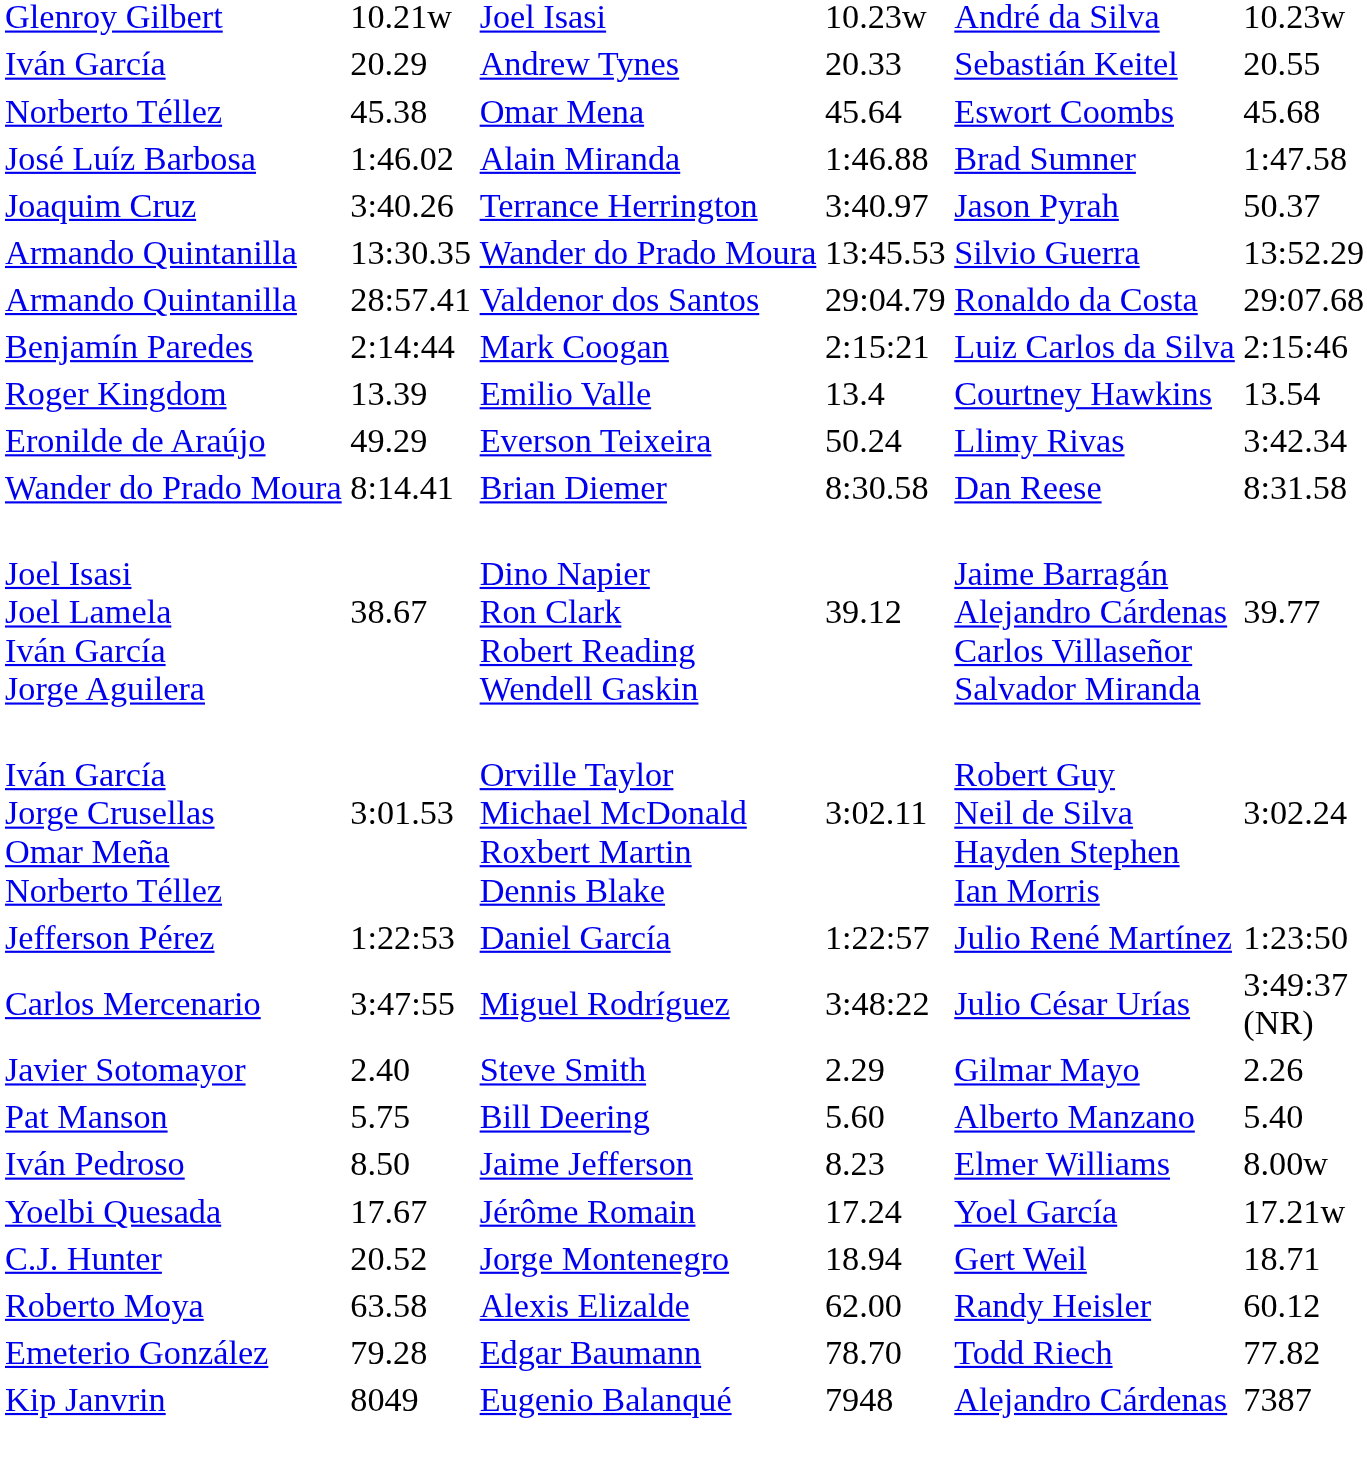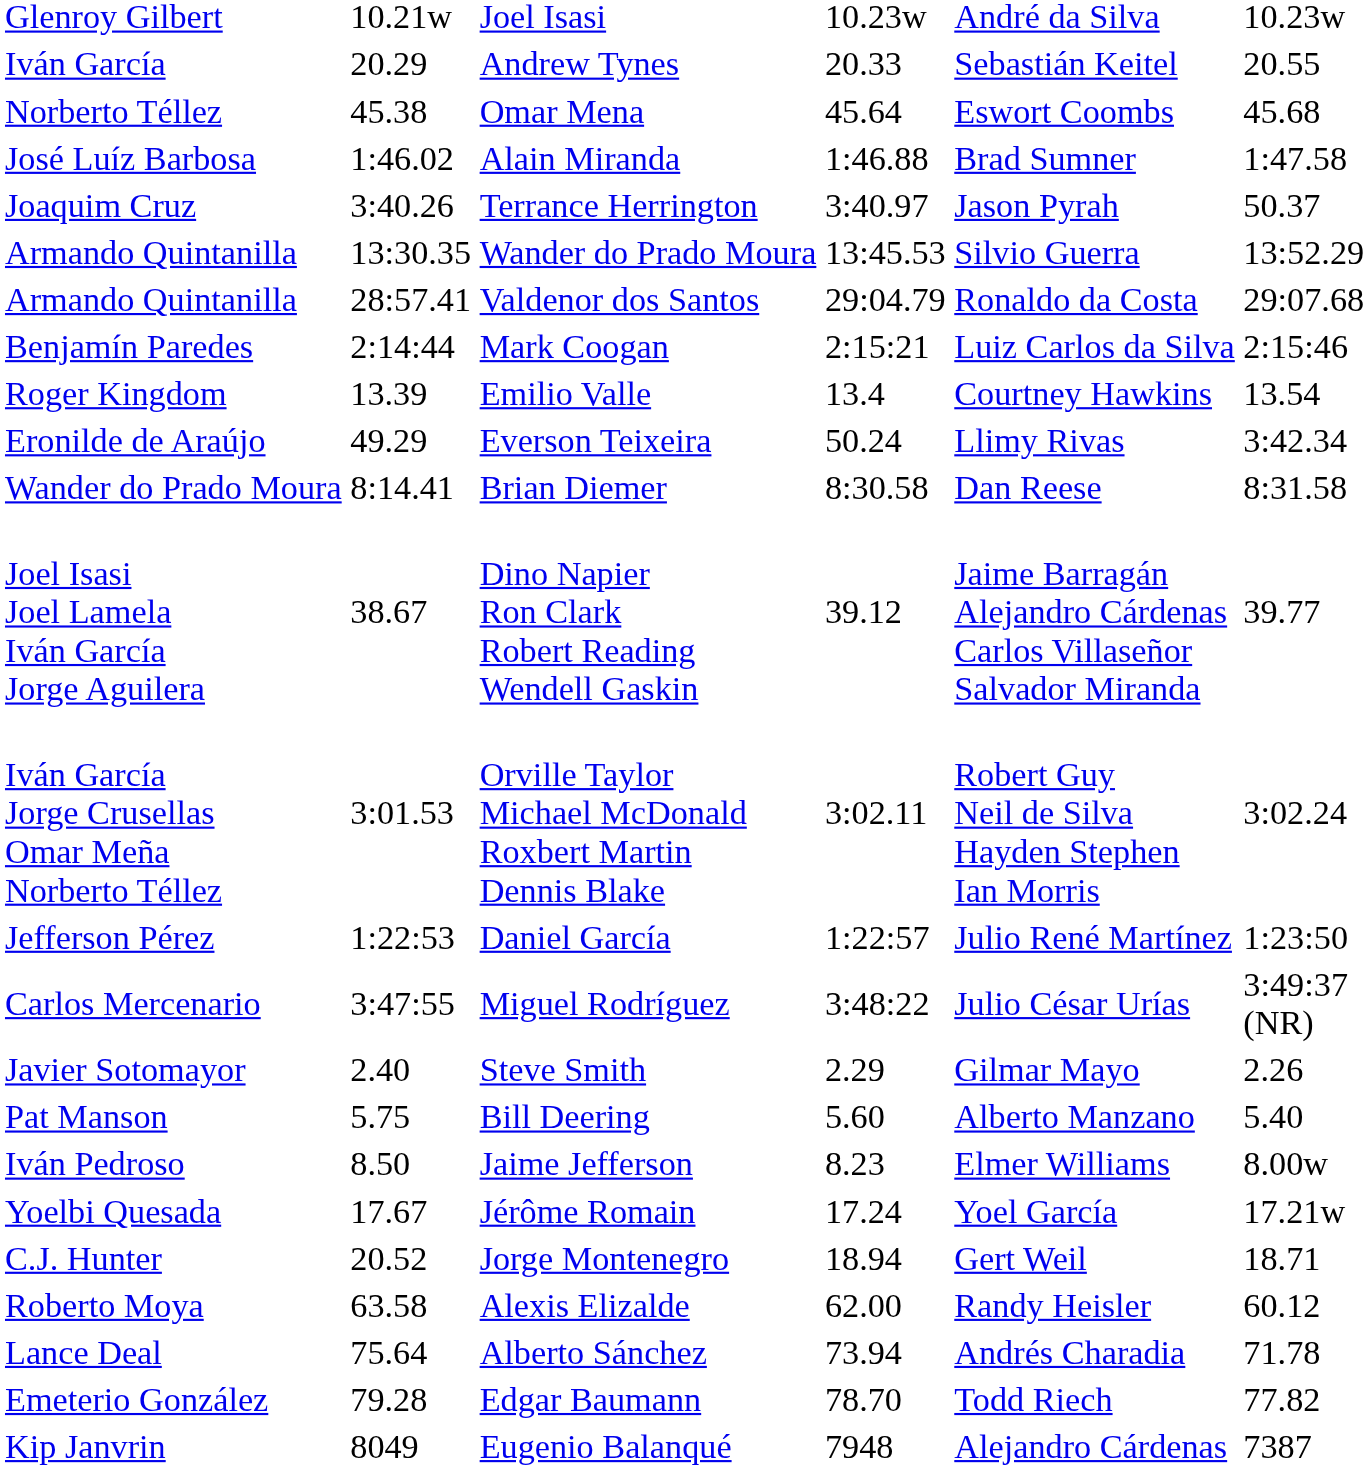+ row: (593, 1352)
